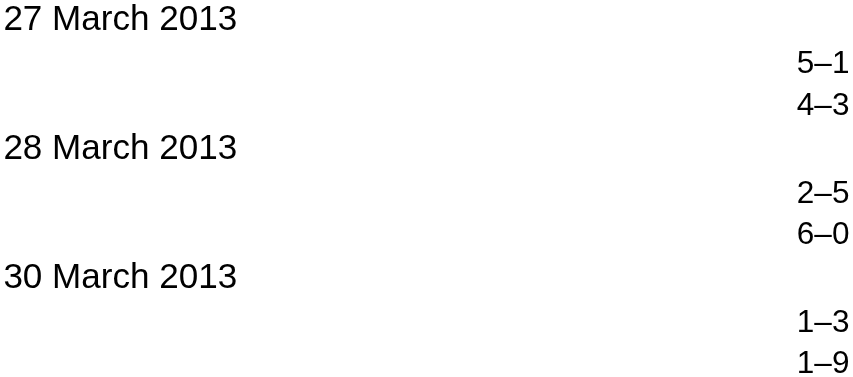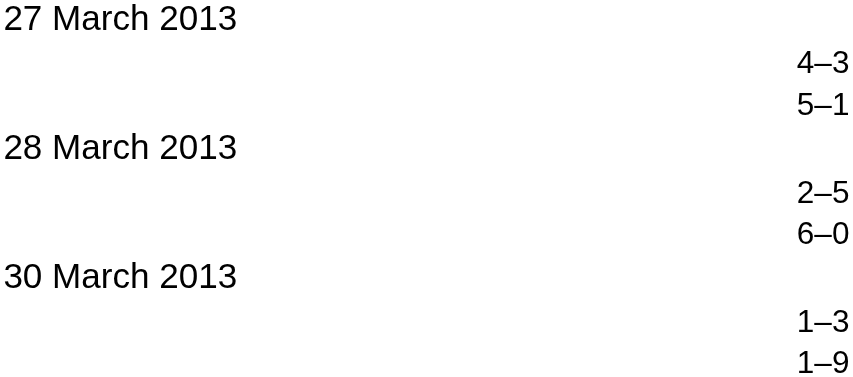rows swapped: (339, 104) <-> (339, 62)
